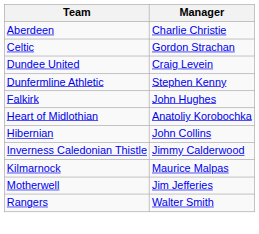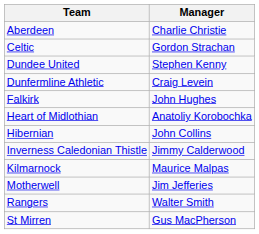(183, 64) Craig Levein -> (189, 64) Stephen Kenny
(189, 82) Stephen Kenny -> (183, 82) Craig Levein
+ row: (29, 220)
